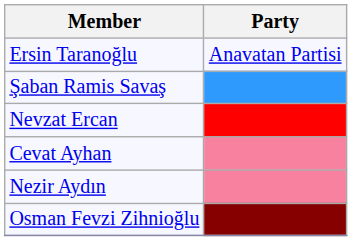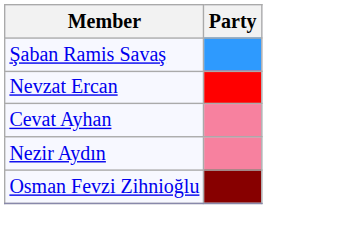- row: (73, 54)
